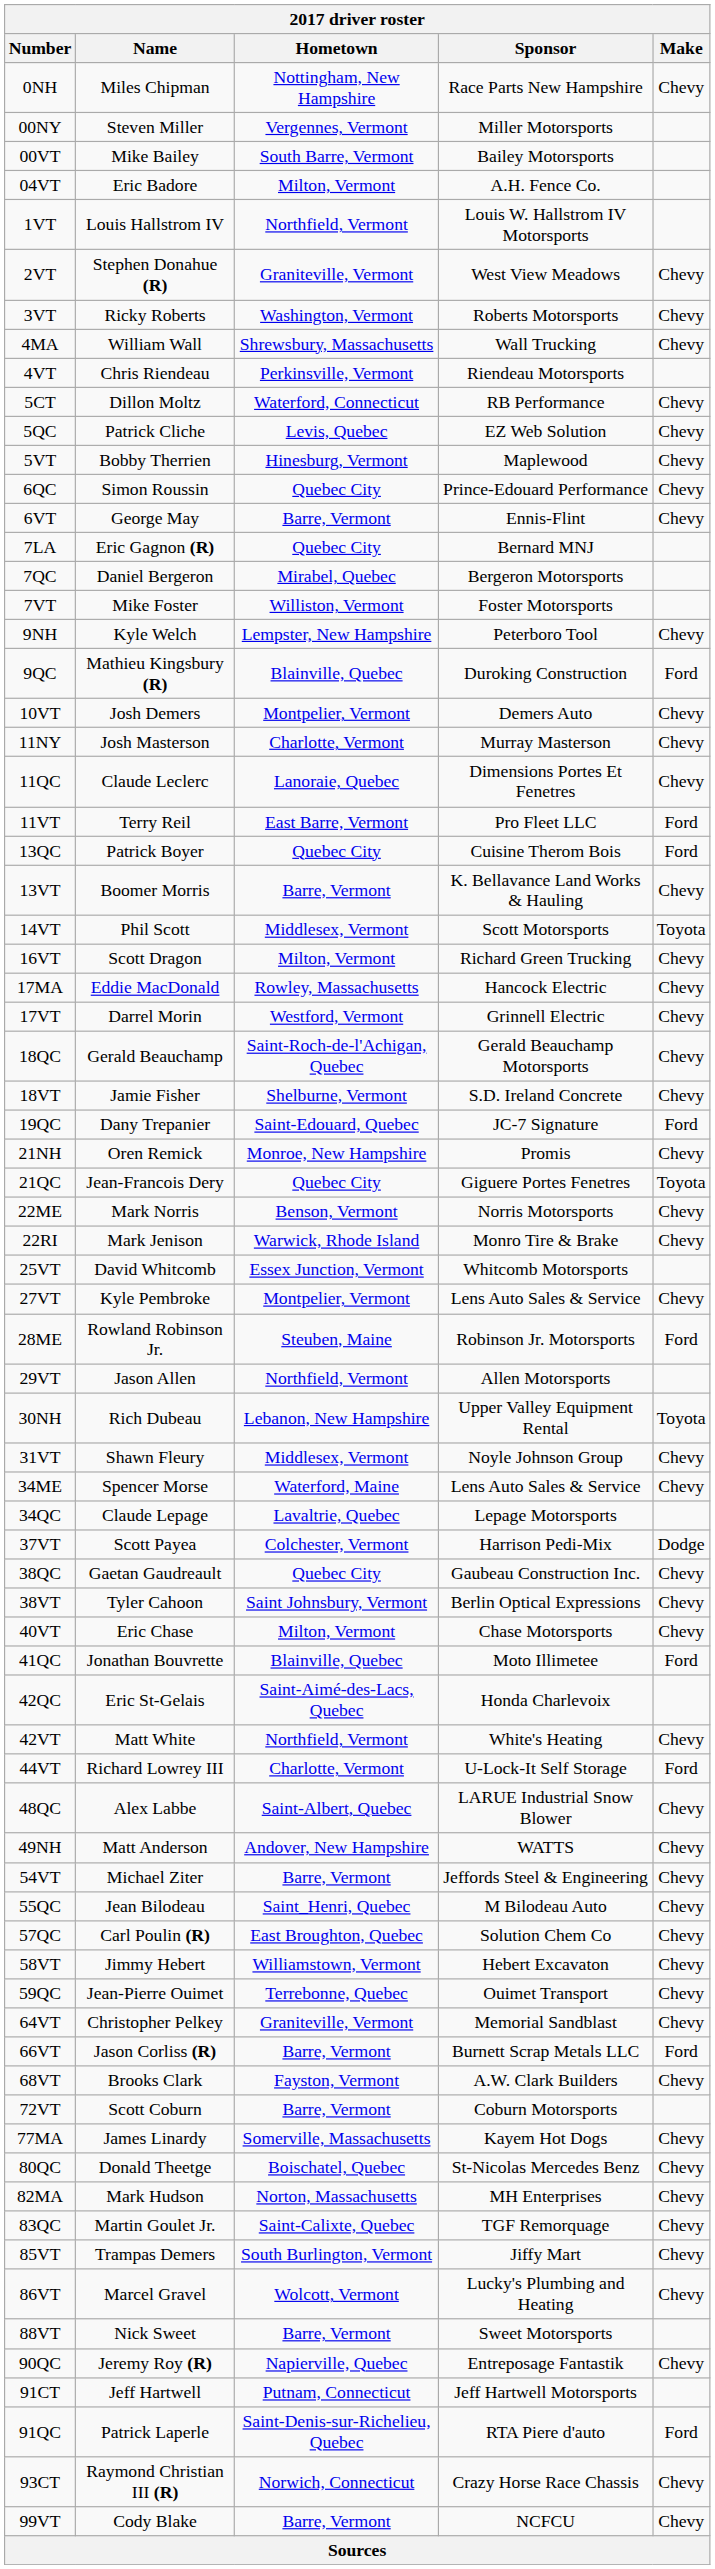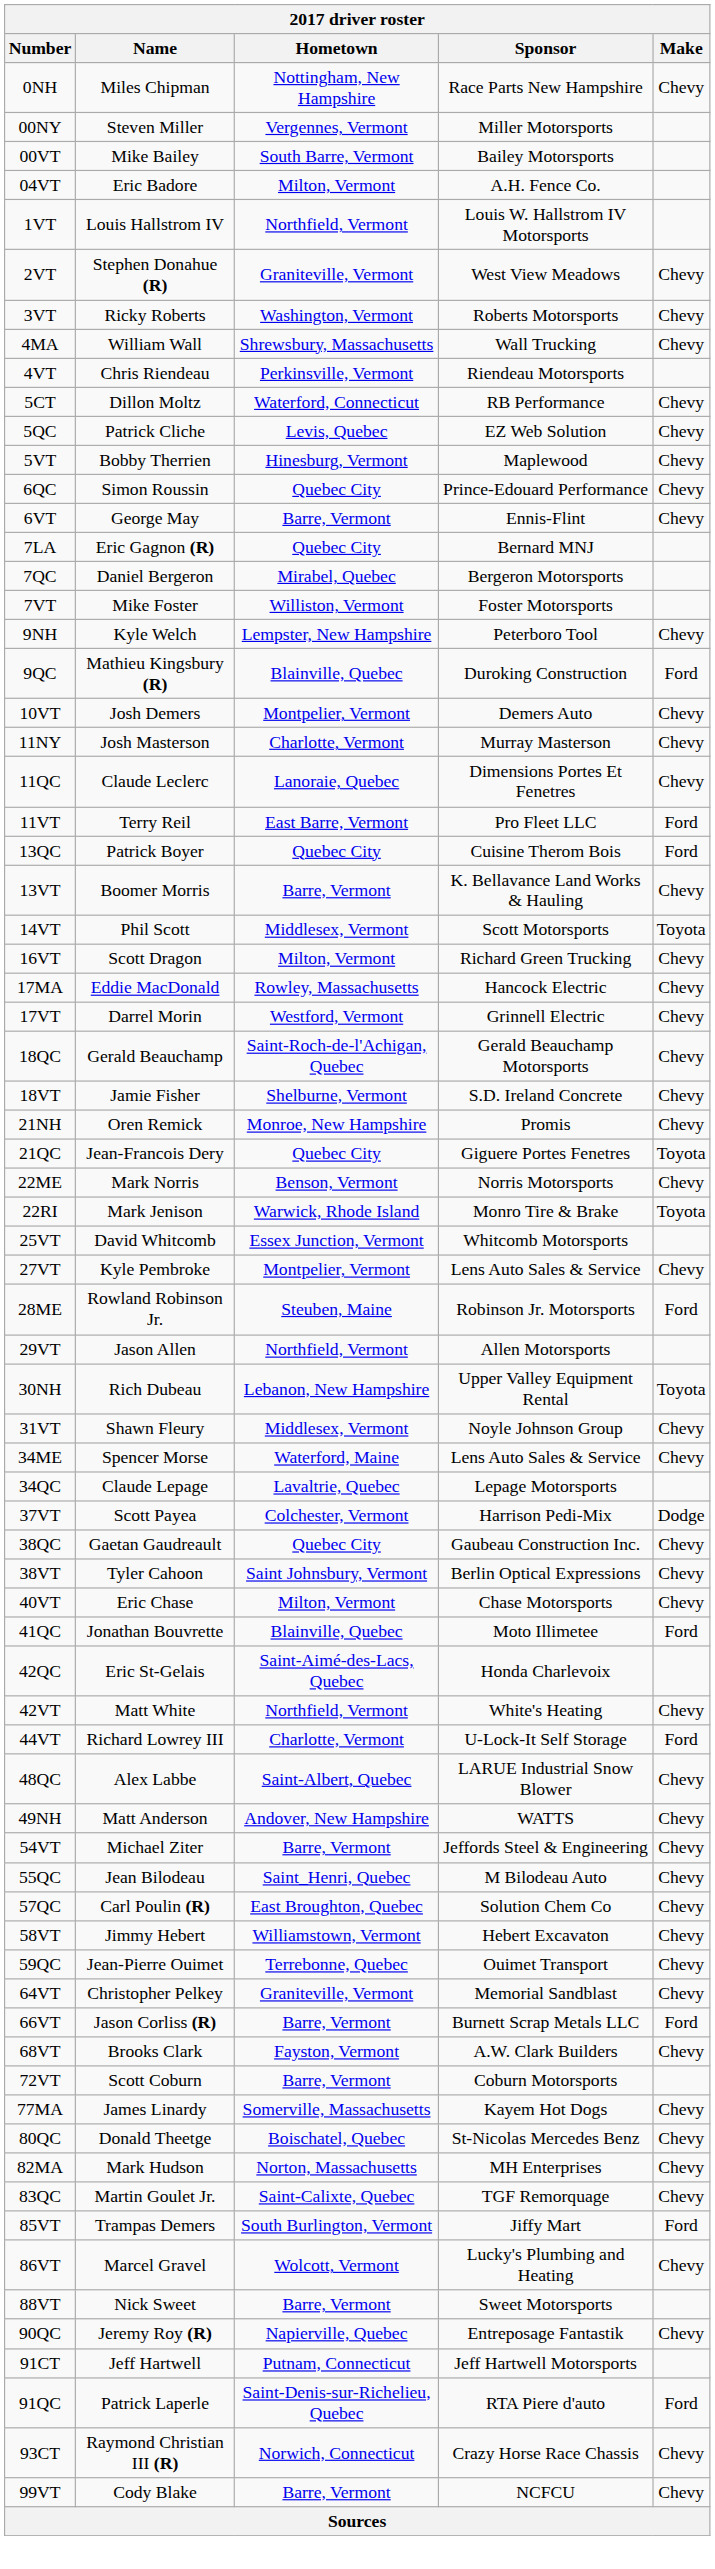- row: (40, 1124)
(681, 1241) Chevy -> (681, 1211) Toyota
(681, 2254) Chevy -> (681, 2225) Ford
